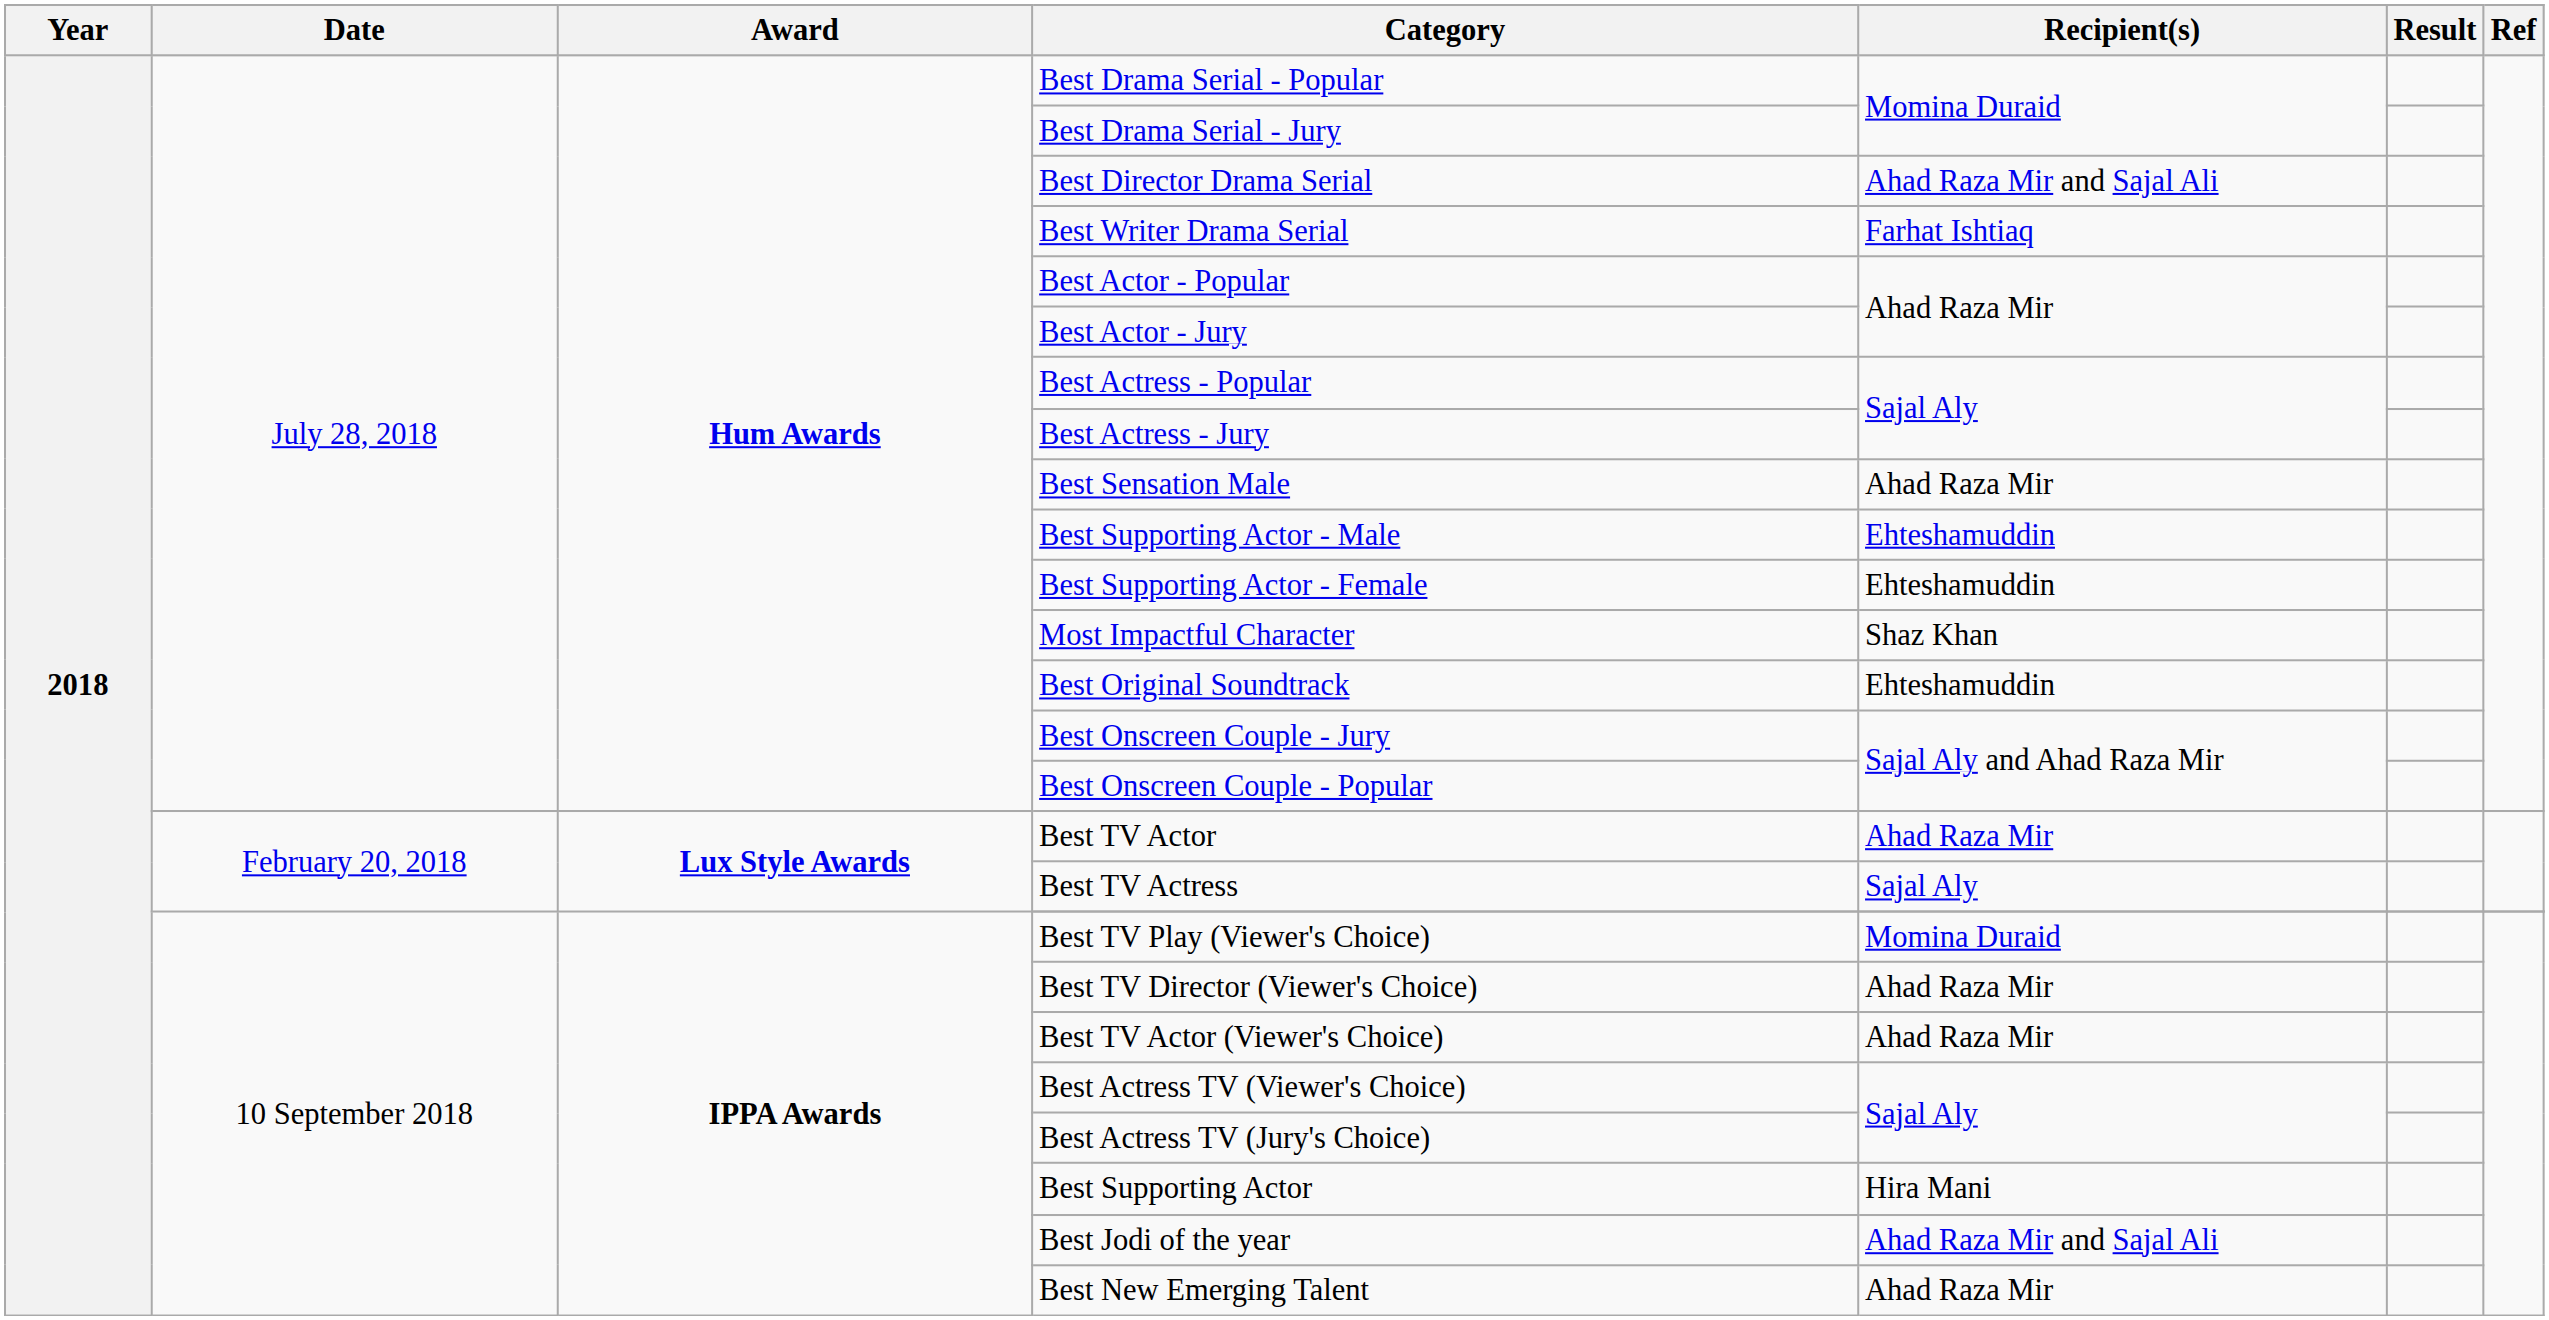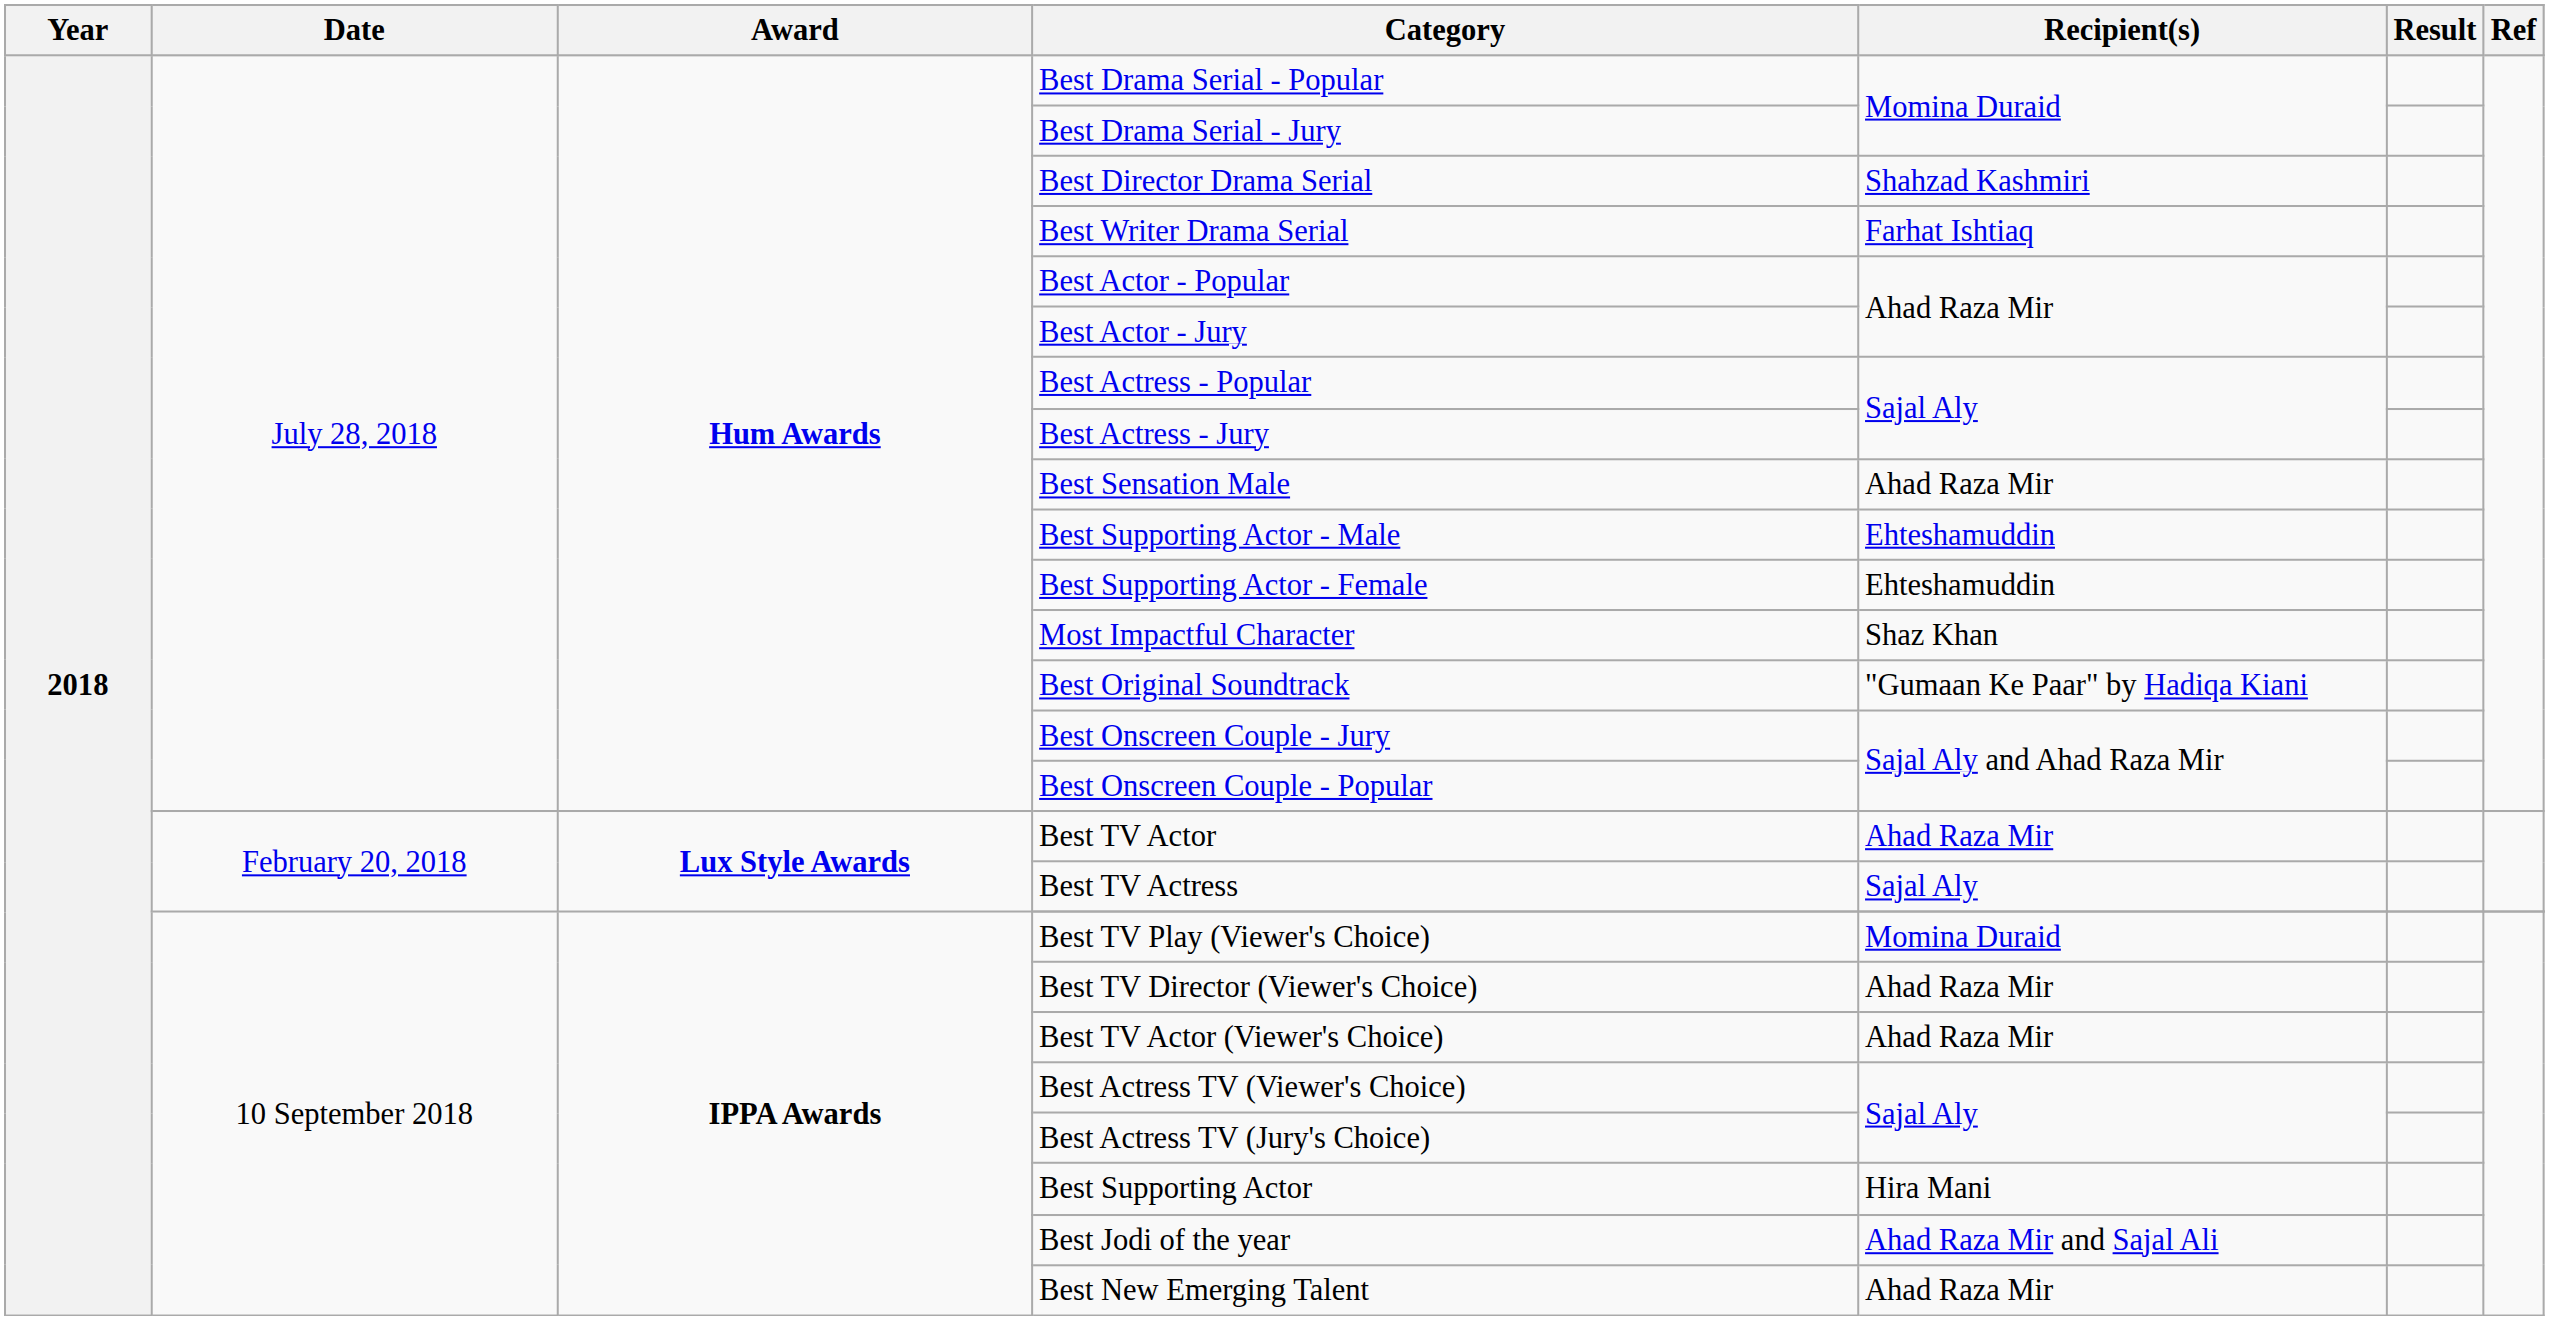(2042, 181) Ahad Raza Mir and Sajal Ali -> (1977, 181) Shahzad Kashmiri
(1960, 684) Ehteshamuddin -> (2086, 684) "Gumaan Ke Paar" by Hadiqa Kiani
